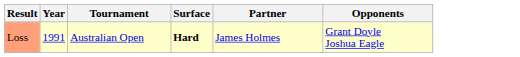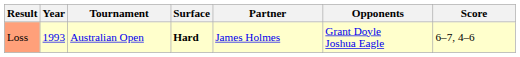+ column: (474, 13)
(54, 37) 1991 -> (54, 37) 1993
